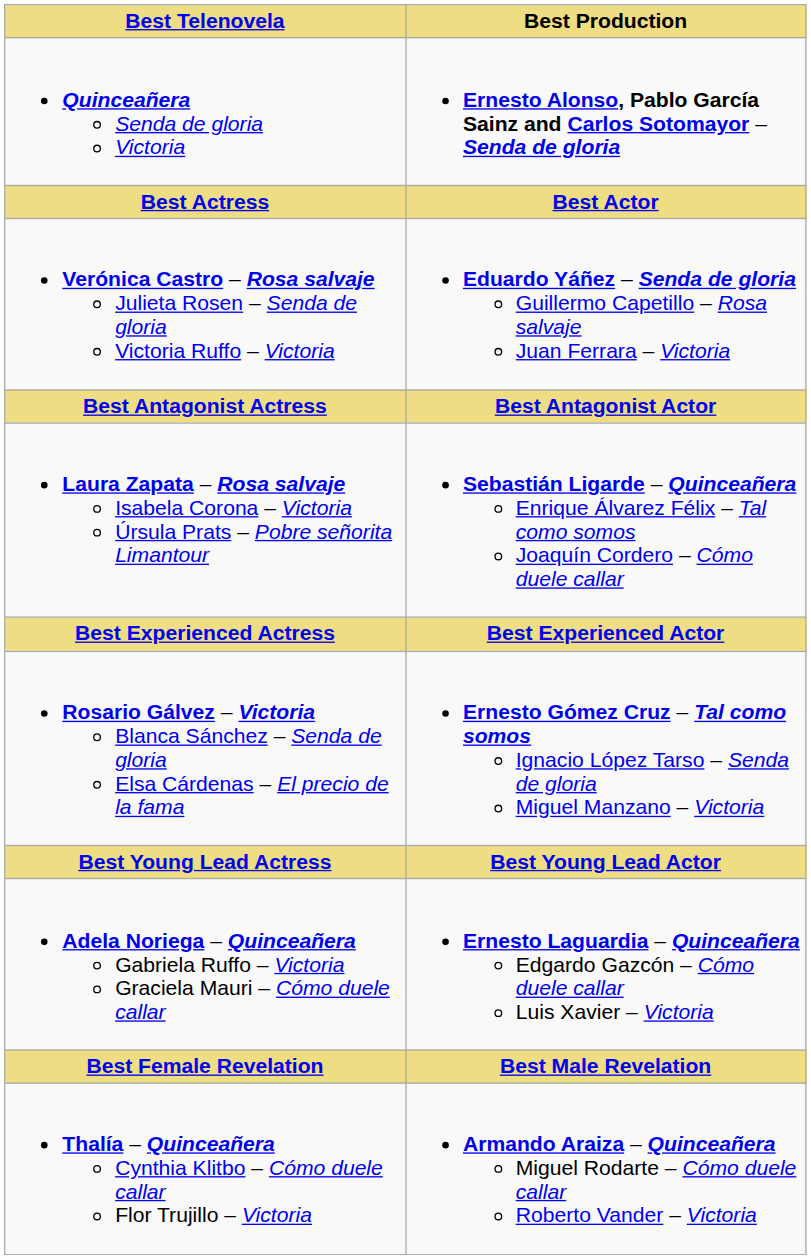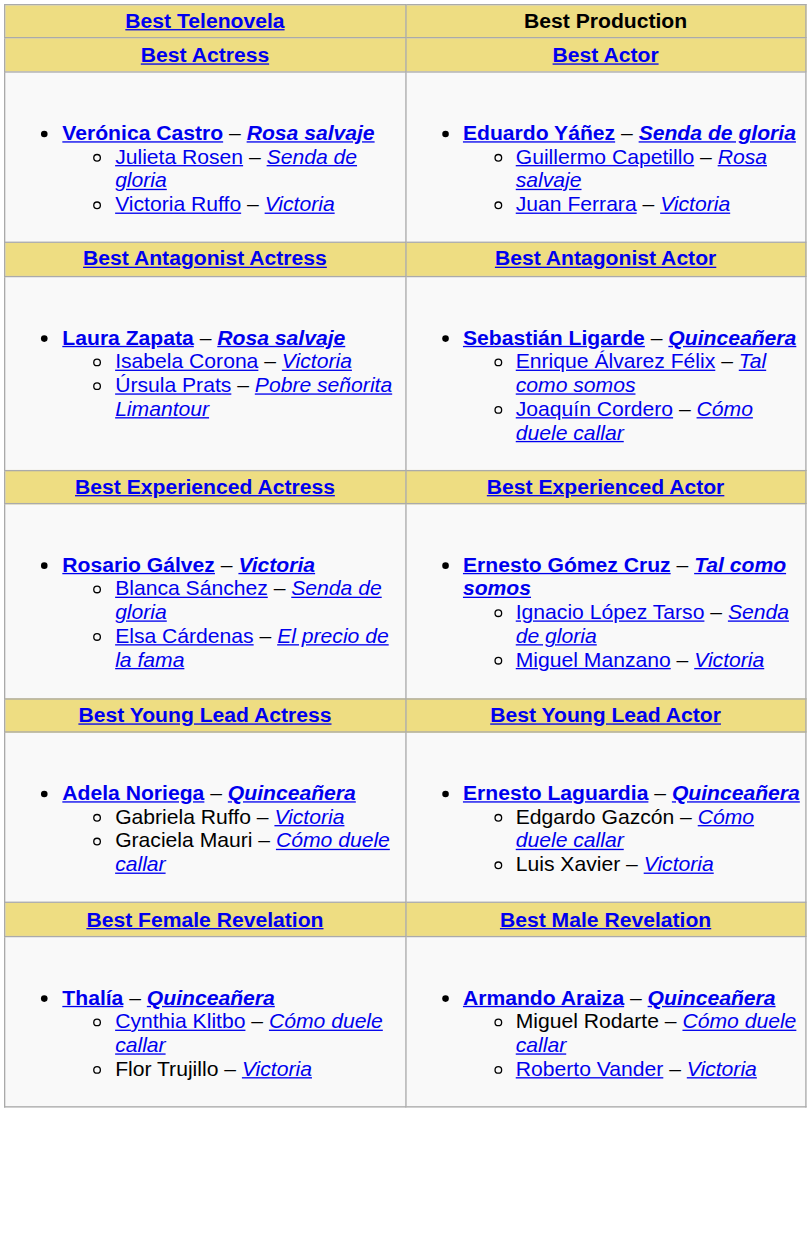- row: (205, 124)
